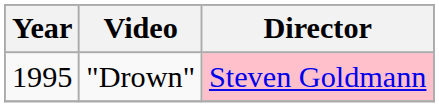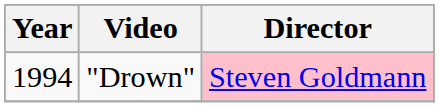(42, 76) 1995 -> (42, 76) 1994
